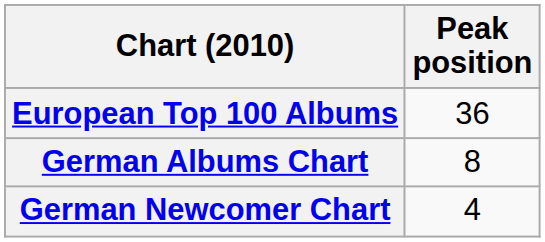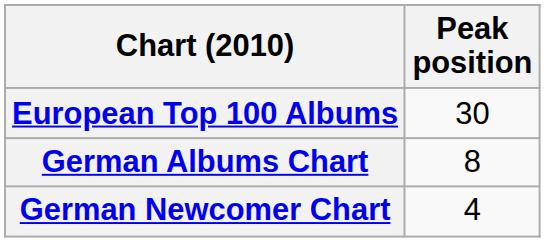(472, 112) 36 -> (472, 112) 30
